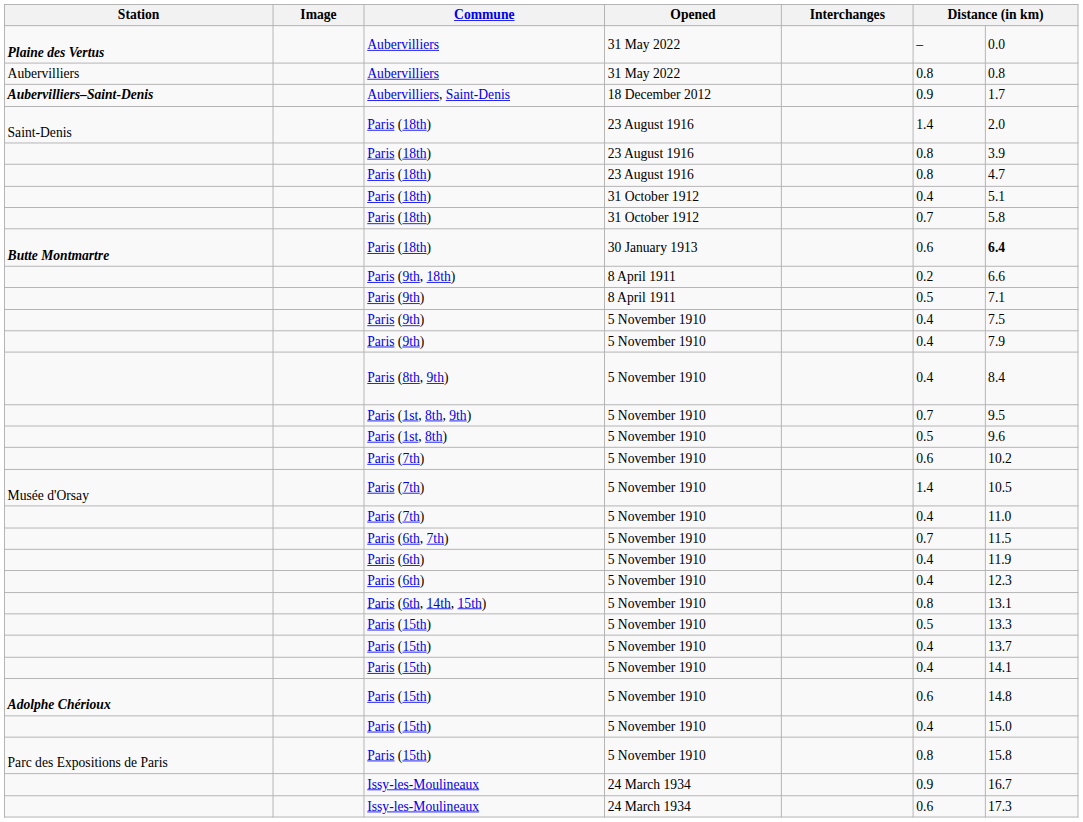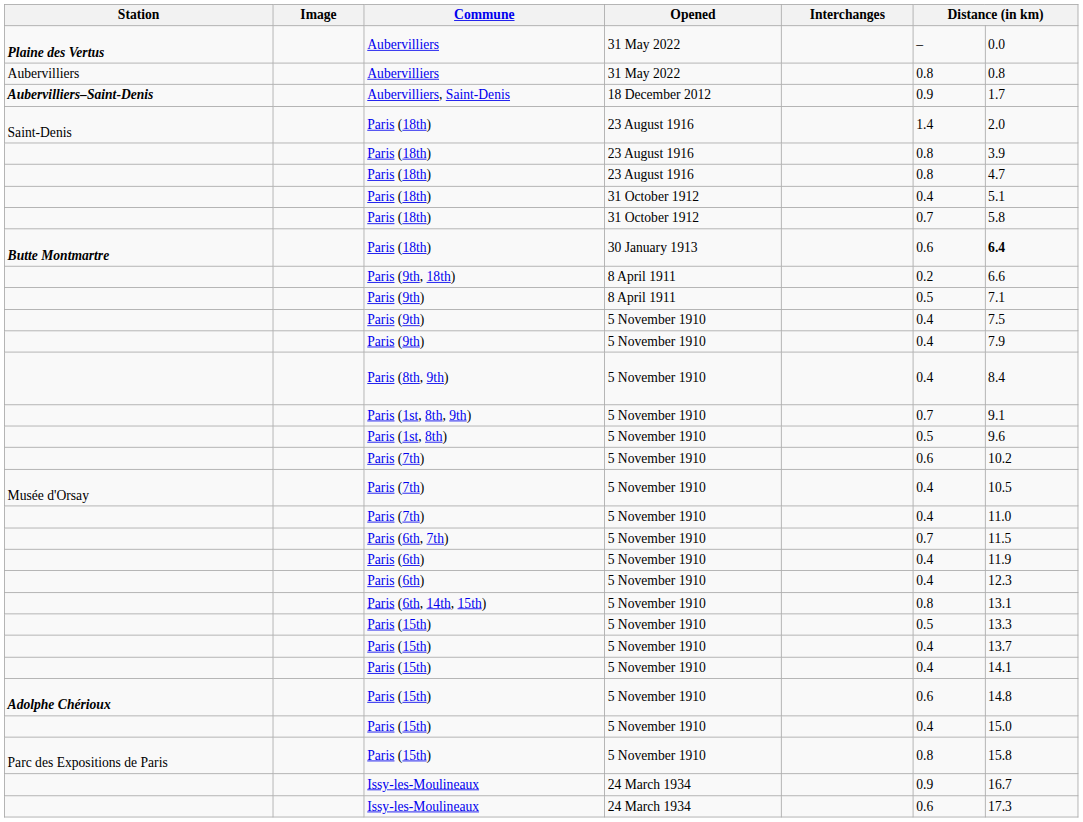(997, 415) 9.5 -> (997, 415) 9.1
(925, 487) 1.4 -> (925, 487) 0.4
